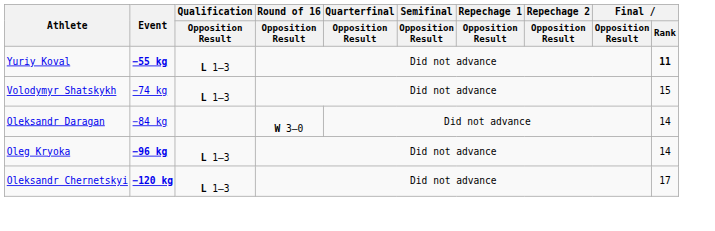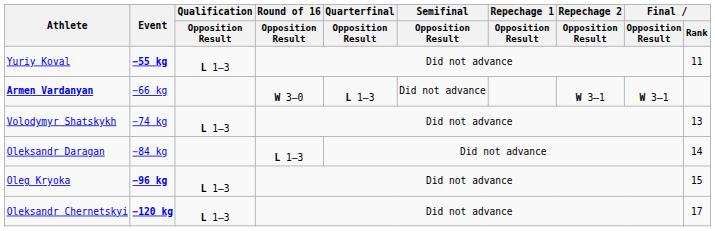(665, 61) bold -> (697, 61) normal
+ row: (50, 91)
(665, 91) 15 -> (697, 121) 13
(289, 128) W 3–0 -> (289, 158) L 1–3
(665, 151) 14 -> (697, 181) 15
